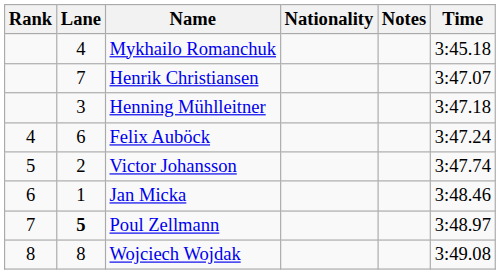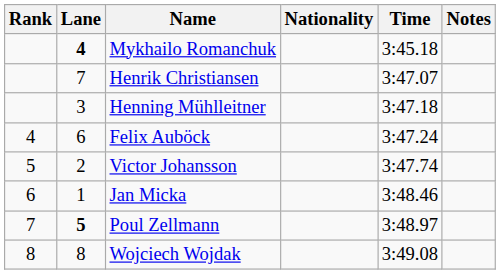columns swapped: (463, 19) <-> (404, 19)
(81, 48) normal -> (81, 48) bold
